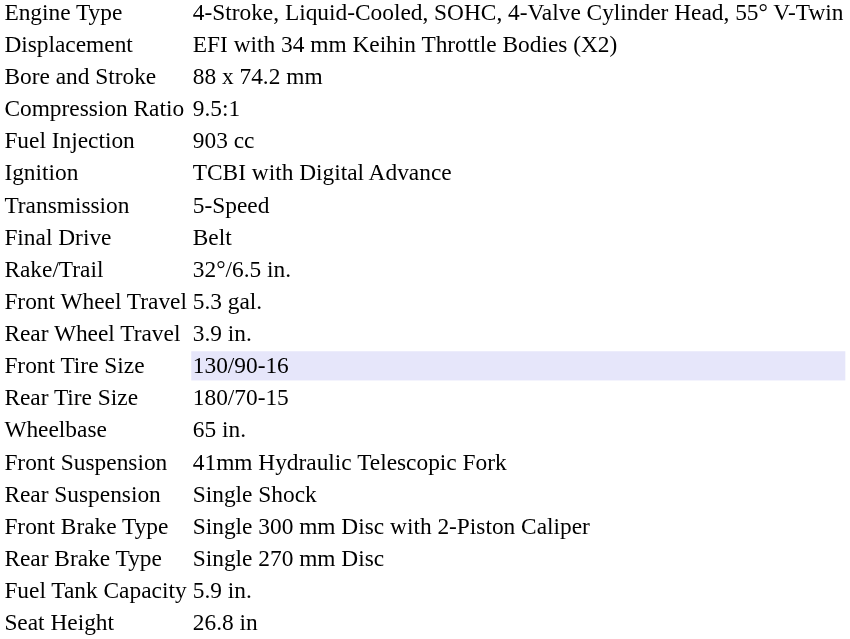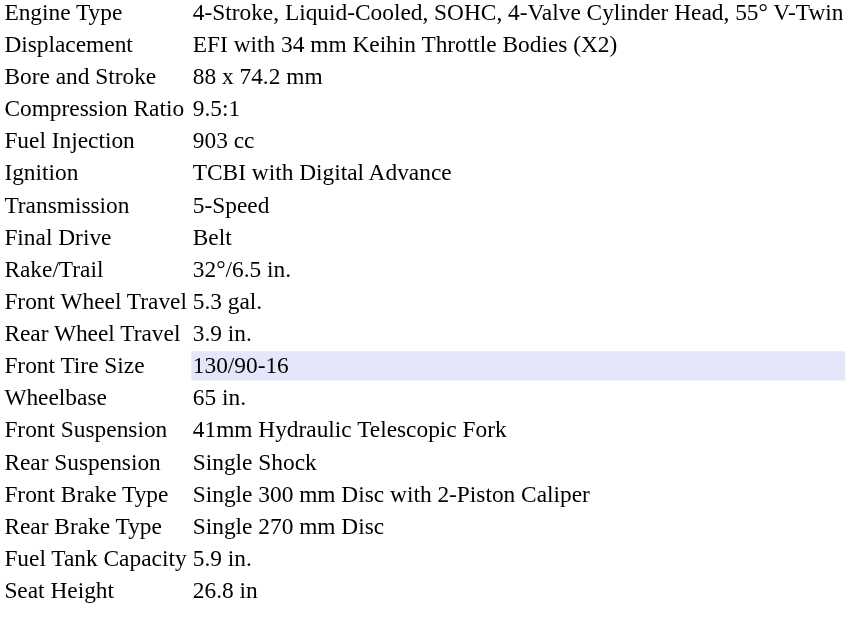- row: (71, 397)
